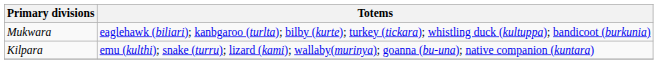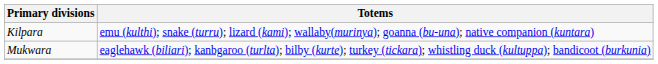rows swapped: (29, 31) <-> (25, 50)
